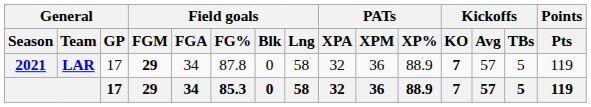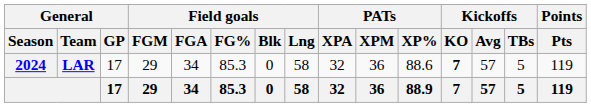(31, 65) 2021 -> (31, 65) 2024
(150, 65) bold -> (150, 65) normal
(233, 65) 87.8 -> (233, 65) 85.3
(419, 65) 88.9 -> (419, 65) 88.6
